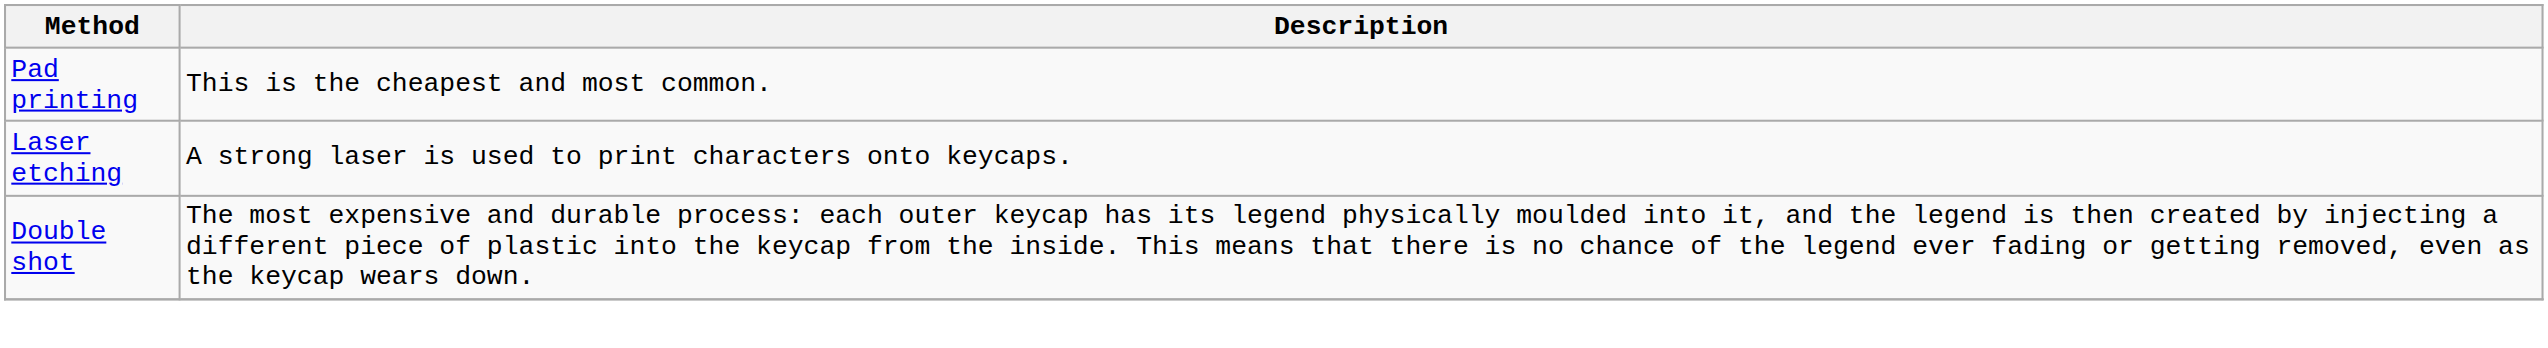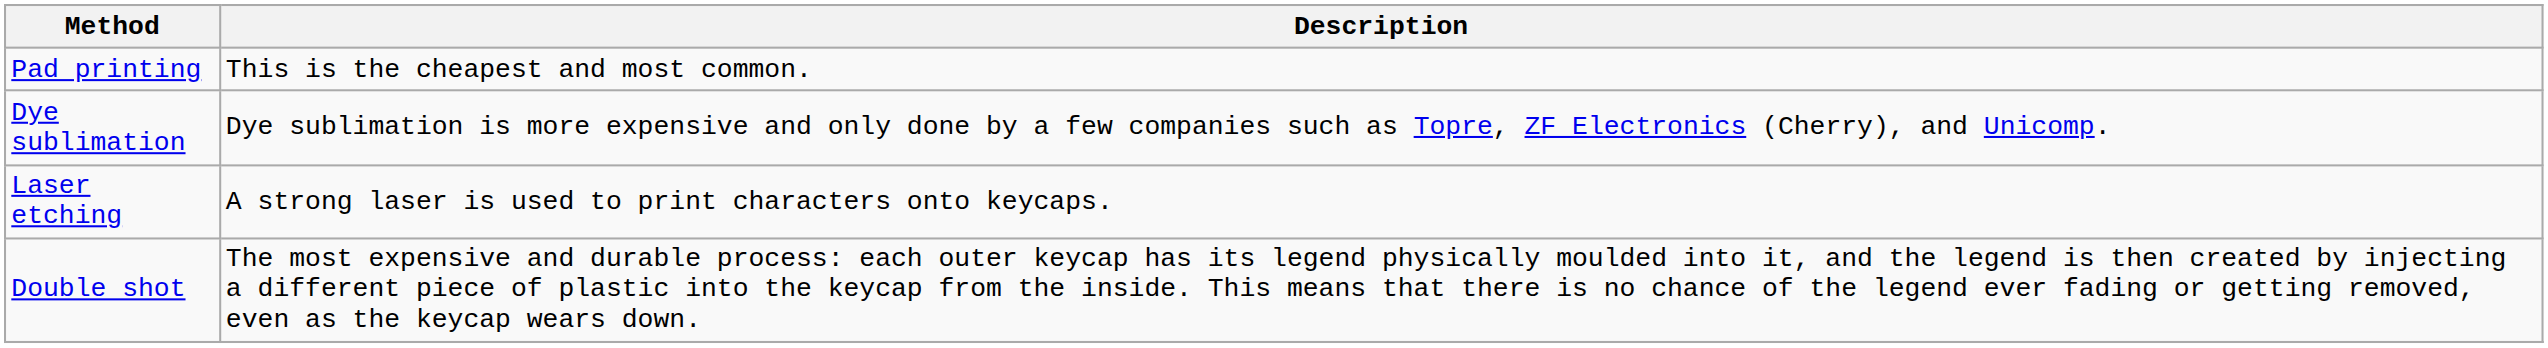+ row: (98, 128)
